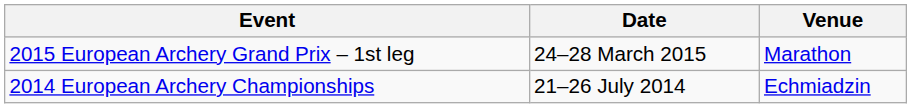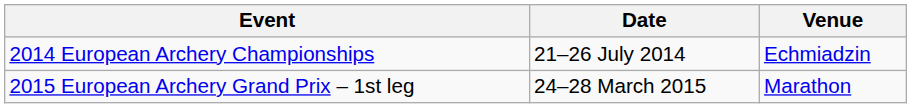rows swapped: (192, 86) <-> (212, 53)
